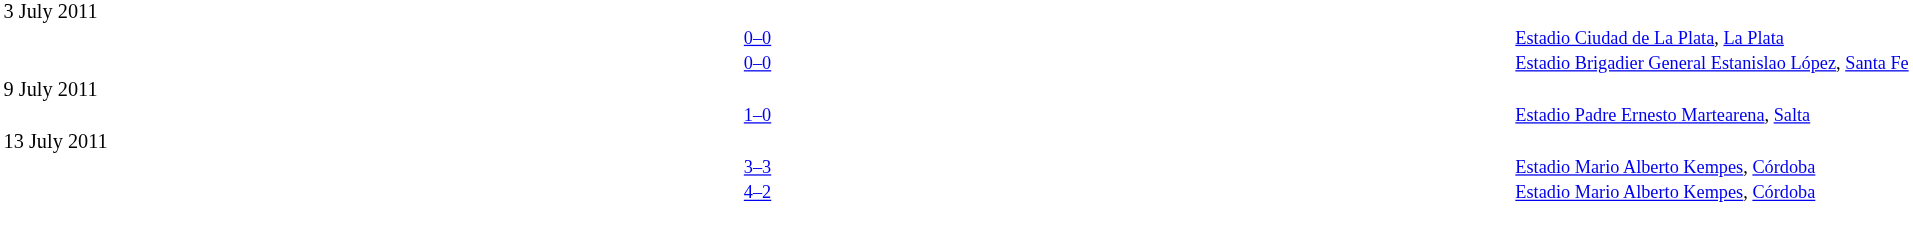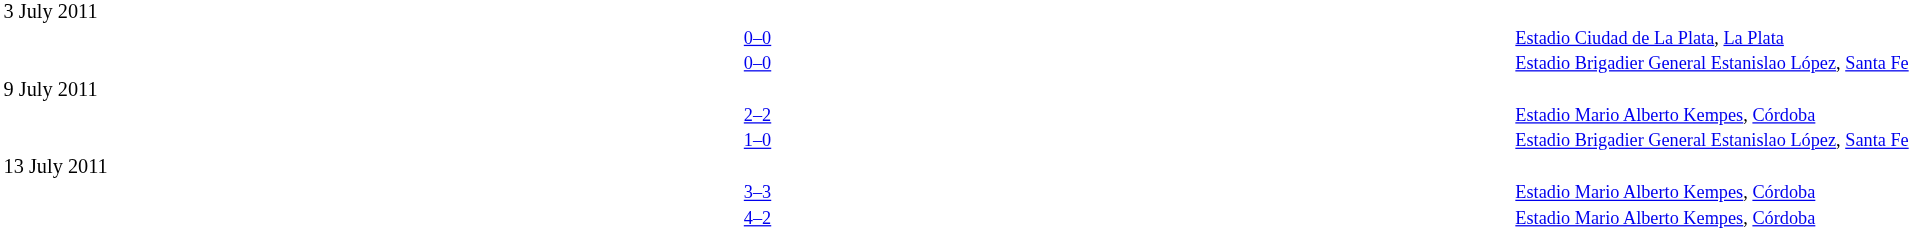+ row: (316, 115)
(1663, 115) Estadio Padre Ernesto Martearena, Salta -> (1712, 140) Estadio Brigadier General Estanislao López, Santa Fe
